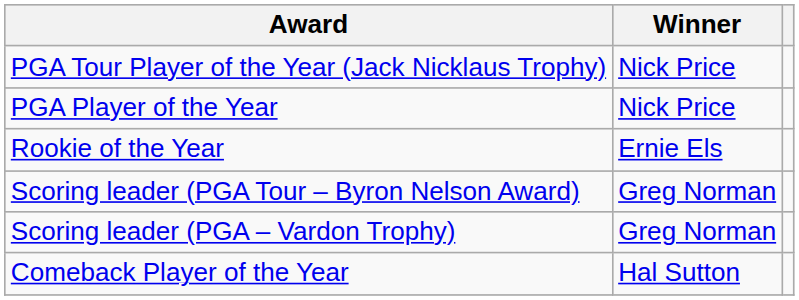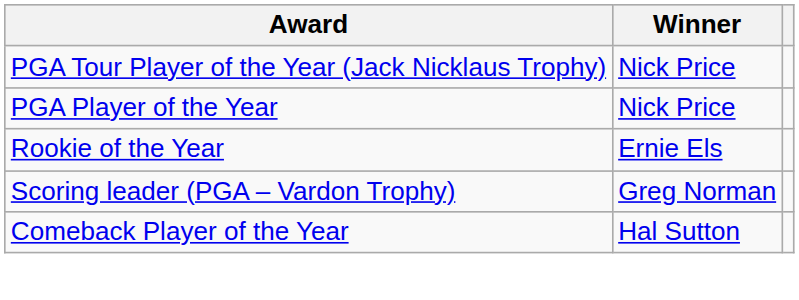- row: (295, 190)
